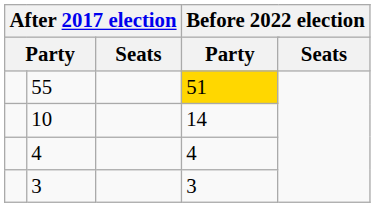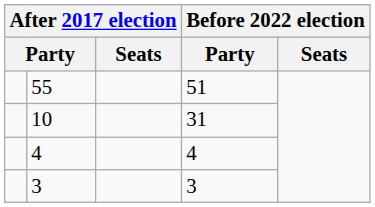(197, 86) gold background -> (197, 86) no background
(197, 119) 14 -> (197, 119) 31
